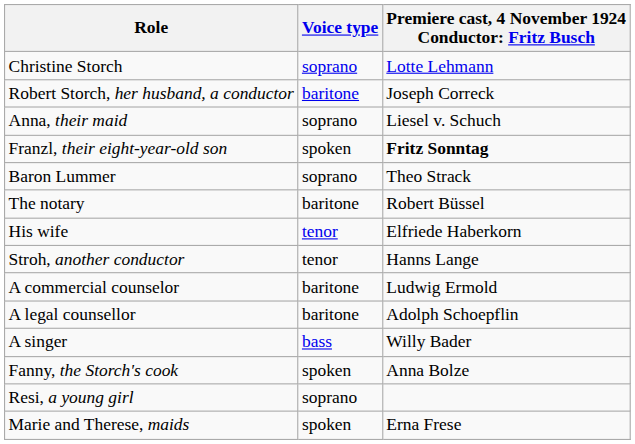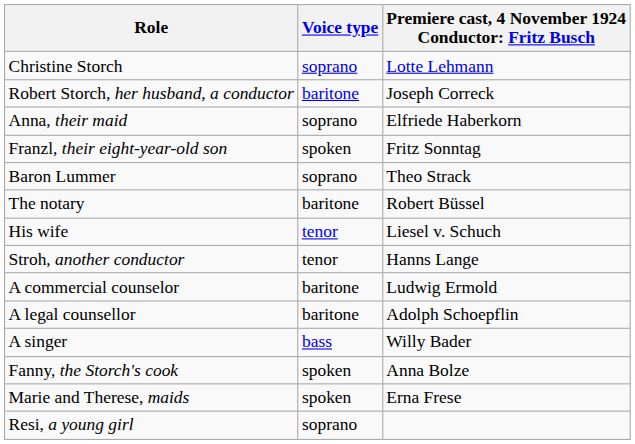(444, 120) Liesel v. Schuch -> (454, 120) Elfriede Haberkorn
(437, 148) bold -> (434, 148) normal
(454, 231) Elfriede Haberkorn -> (444, 231) Liesel v. Schuch
rows swapped: (99, 425) <-> (71, 397)
